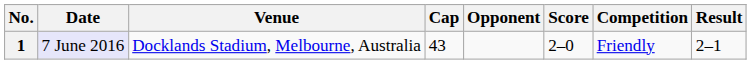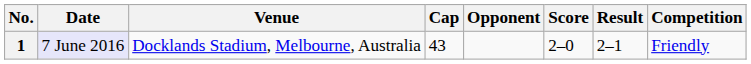columns swapped: (719, 18) <-> (642, 18)
